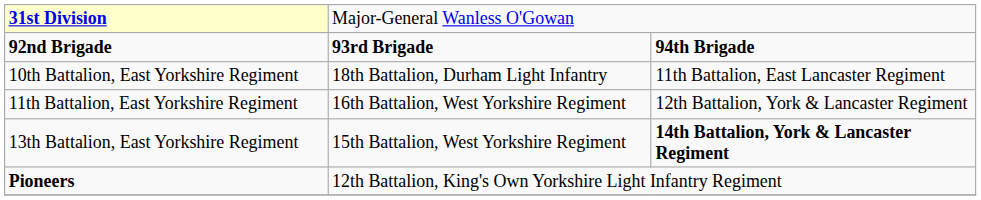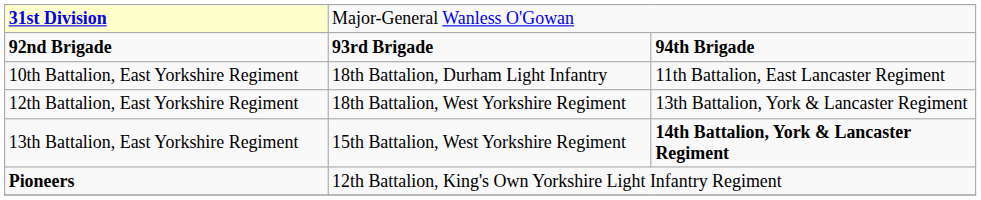- row: (153, 103)
+ row: (154, 103)
